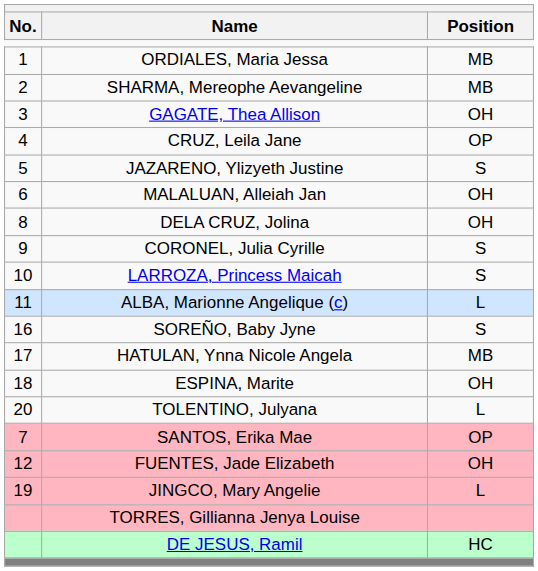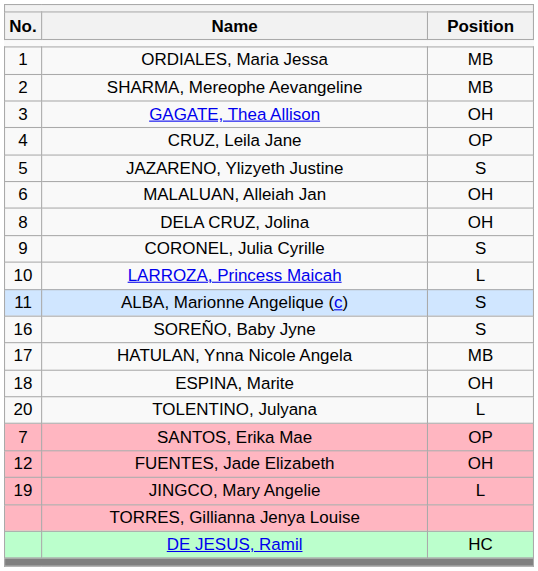(481, 275) S -> (481, 275) L
(481, 302) L -> (481, 302) S
